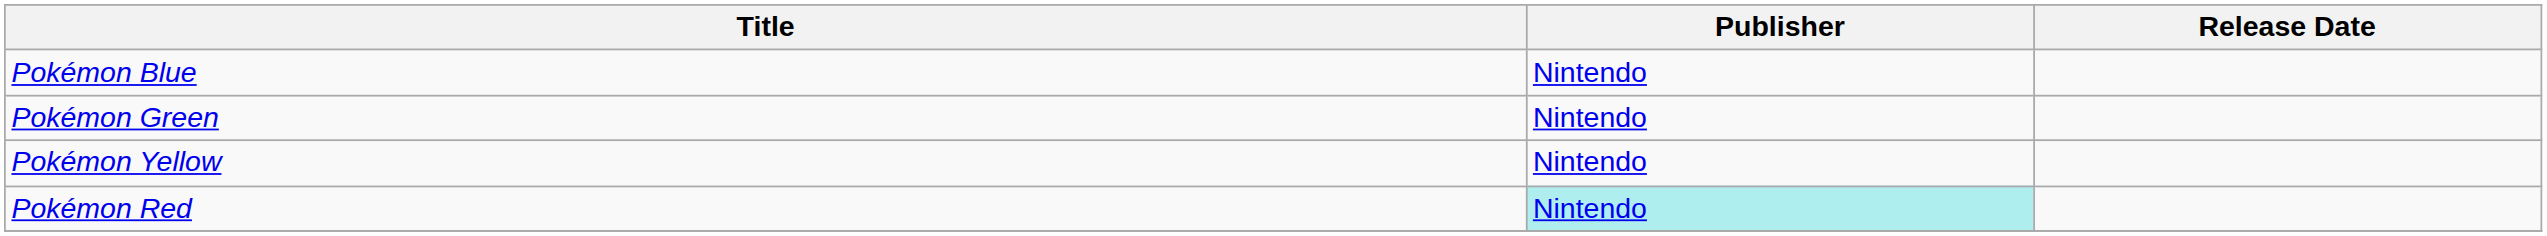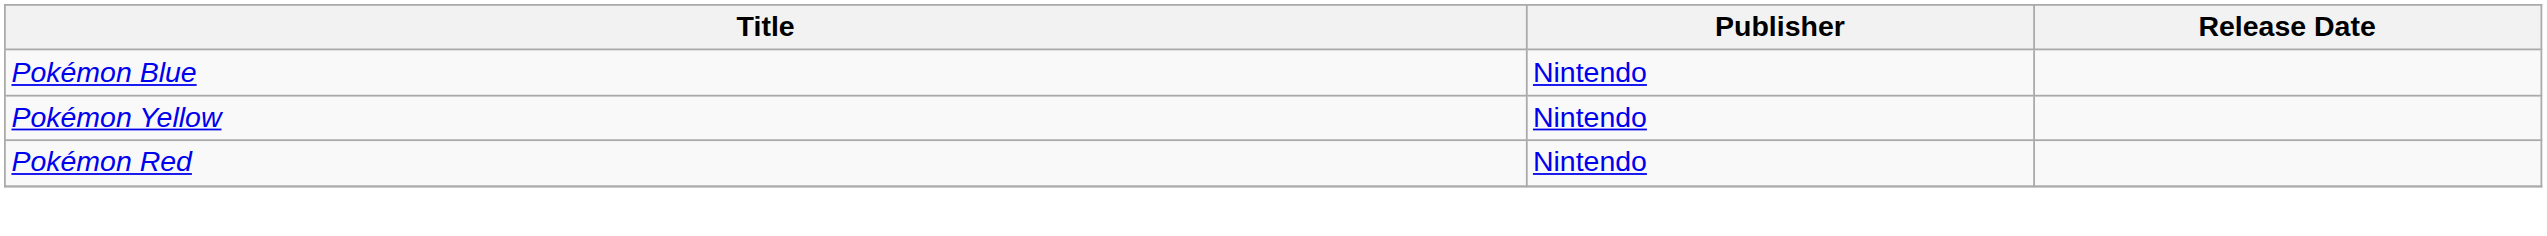- row: (115, 117)
(1590, 207) paleturquoise background -> (1590, 162) no background
